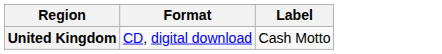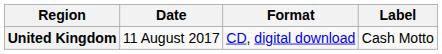+ column: (171, 15)
